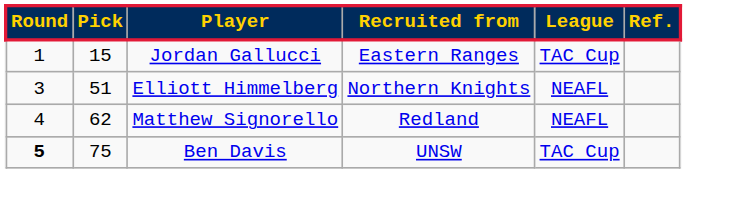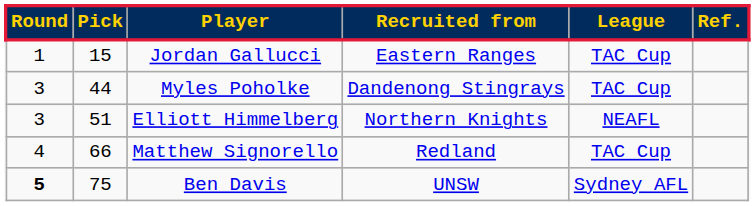+ row: (235, 88)
(100, 120) 62 -> (100, 152) 66
(580, 120) NEAFL -> (631, 152) TAC Cup
(580, 152) TAC Cup -> (631, 184) Sydney AFL
